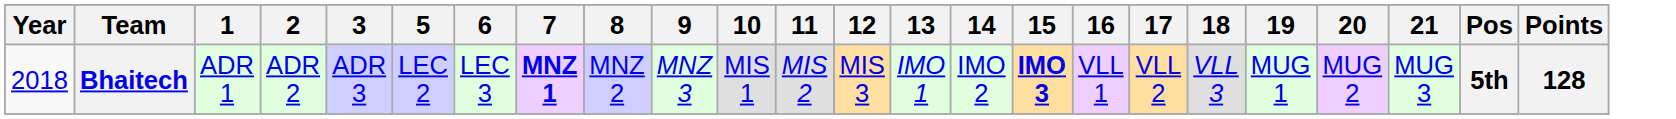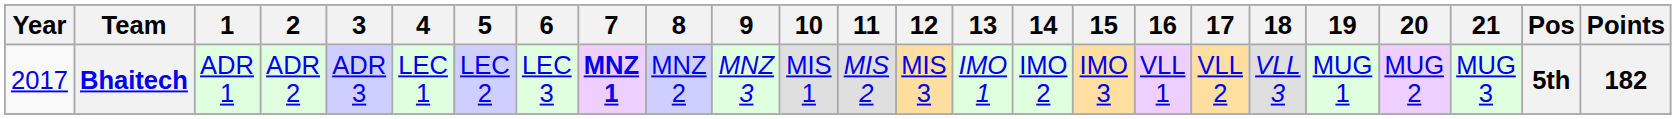+ column: (423, 25)
(39, 79) 2018 -> (39, 79) 2017
(1042, 79) bold -> (1104, 79) normal
(1564, 79) 128 -> (1626, 79) 182
